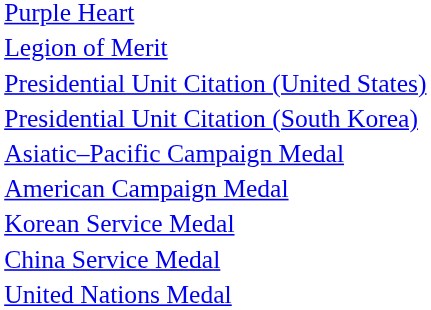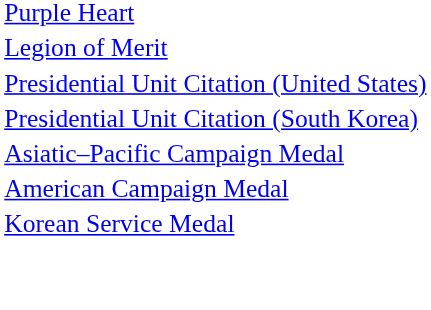- row: (112, 259)
- row: (118, 294)
